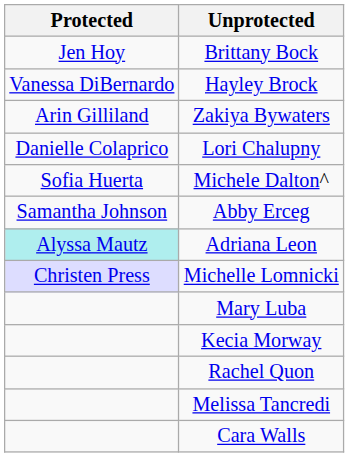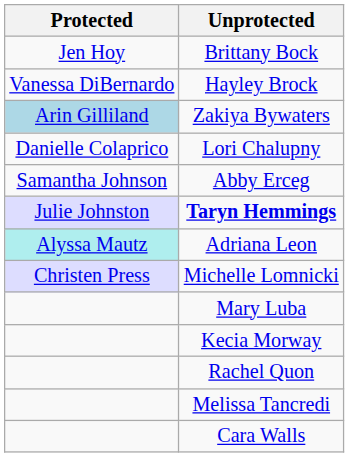(92, 116) no background -> (92, 116) lightblue background
- row: (261, 180)
+ row: (261, 212)
